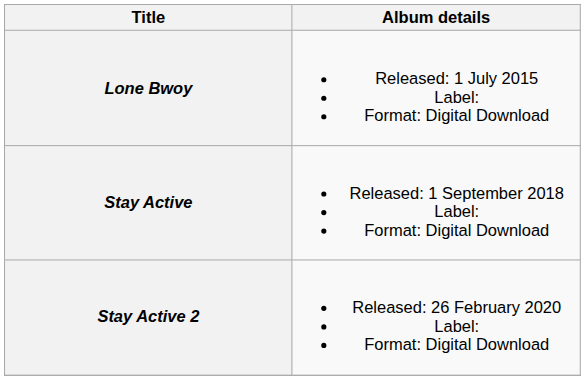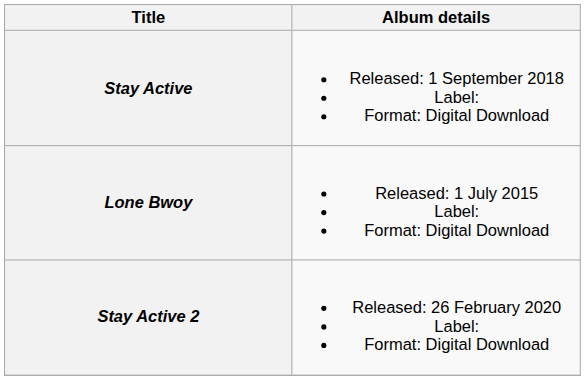rows swapped: (148, 87) <-> (148, 202)
